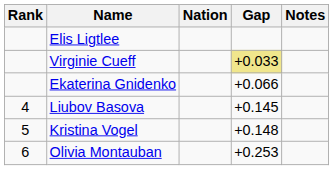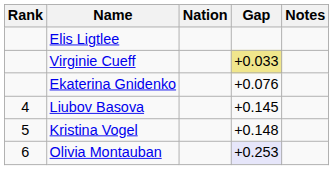(256, 84) +0.066 -> (256, 84) +0.076
(256, 152) no background -> (256, 152) lavender background
